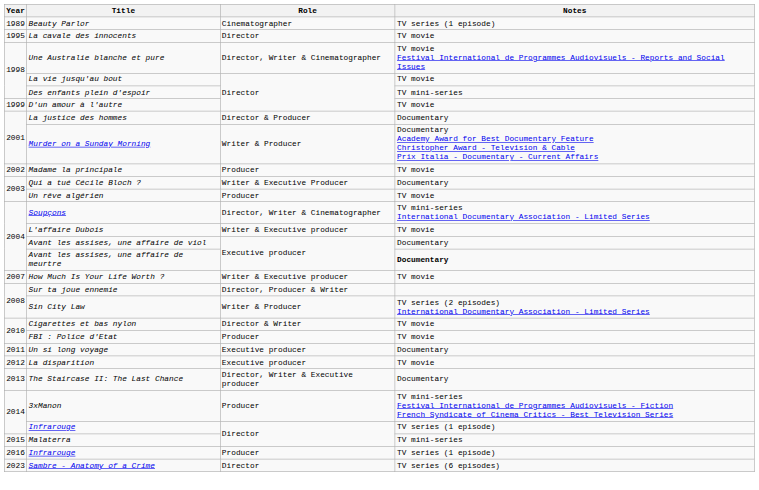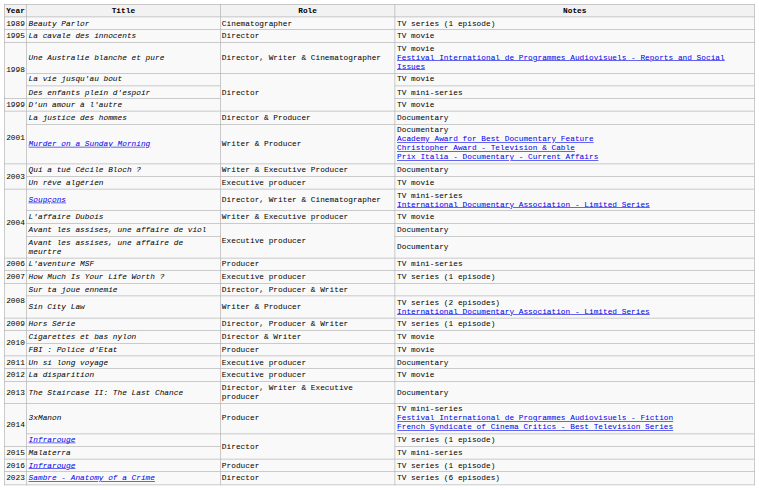- row: (16, 170)
(241, 195) Producer -> (264, 183) Executive producer
(423, 260) bold -> (423, 247) normal
+ row: (16, 264)
(285, 277) Writer & Executive producer -> (264, 277) Executive producer
(416, 277) TV movie -> (446, 277) TV series (1 episode)
+ row: (16, 324)
